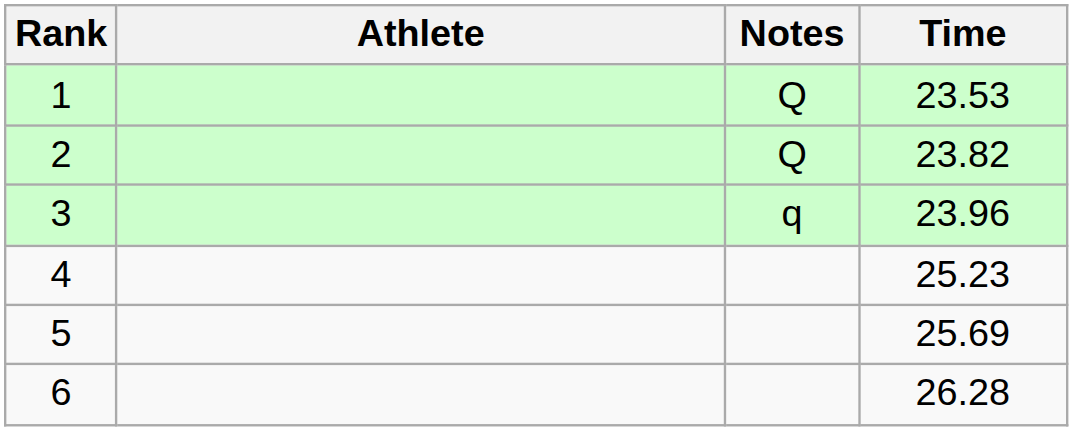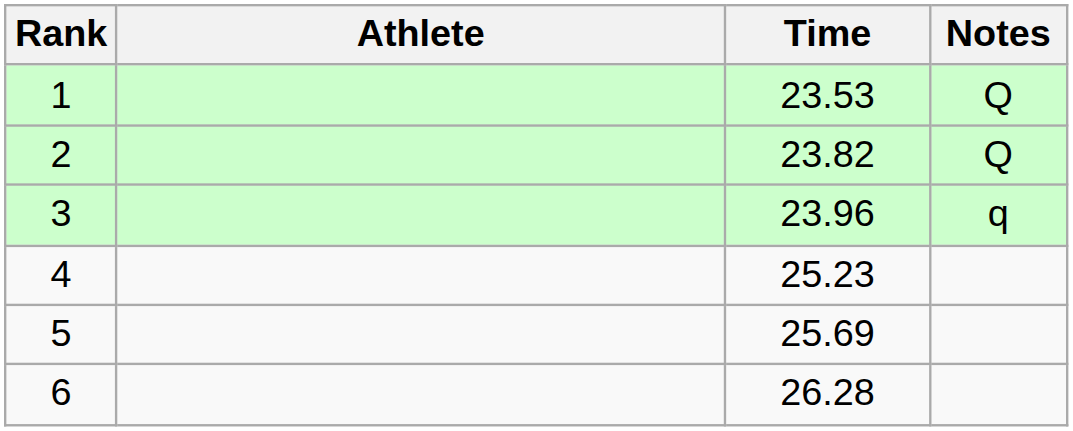columns swapped: (963, 34) <-> (792, 34)
